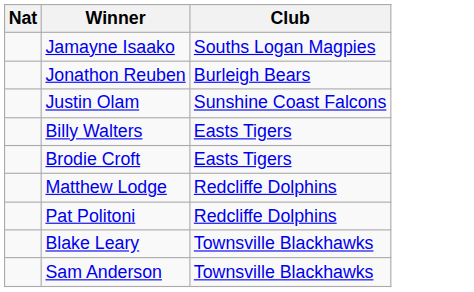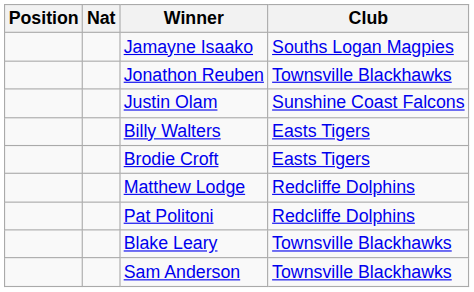+ column: (44, 18)
(252, 74) Burleigh Bears -> (362, 74) Townsville Blackhawks
